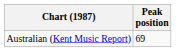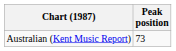(140, 38) 69 -> (140, 38) 73
